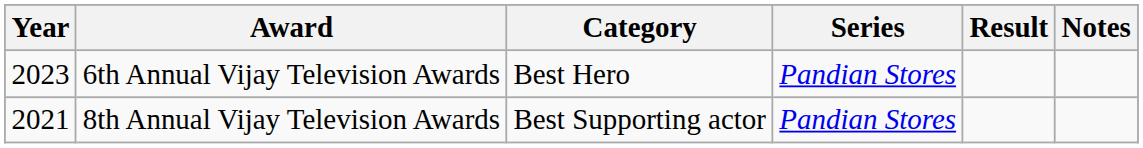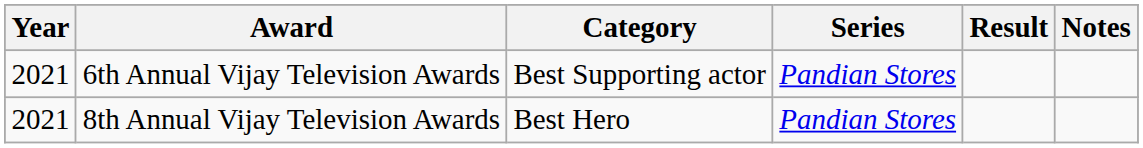(41, 73) 2023 -> (41, 73) 2021
(572, 73) Best Hero -> (640, 73) Best Supporting actor
(640, 119) Best Supporting actor -> (572, 119) Best Hero
